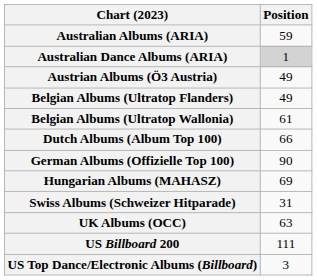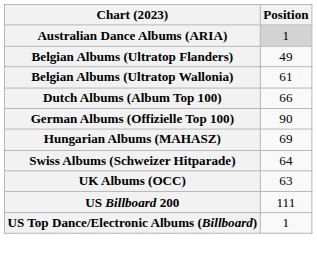- row: (132, 35)
- row: (132, 77)
(286, 202) 31 -> (286, 160) 64
(286, 264) 3 -> (286, 222) 1
